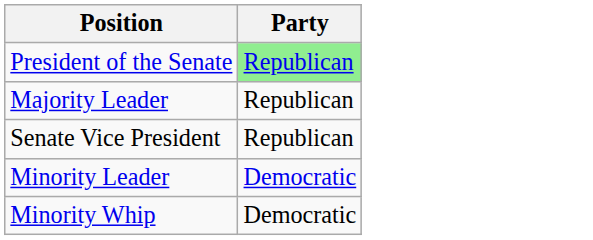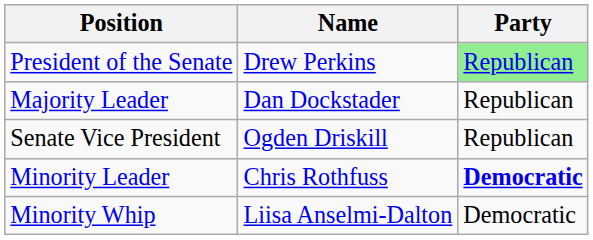+ column: (348, 23)
(300, 176) normal -> (523, 176) bold
